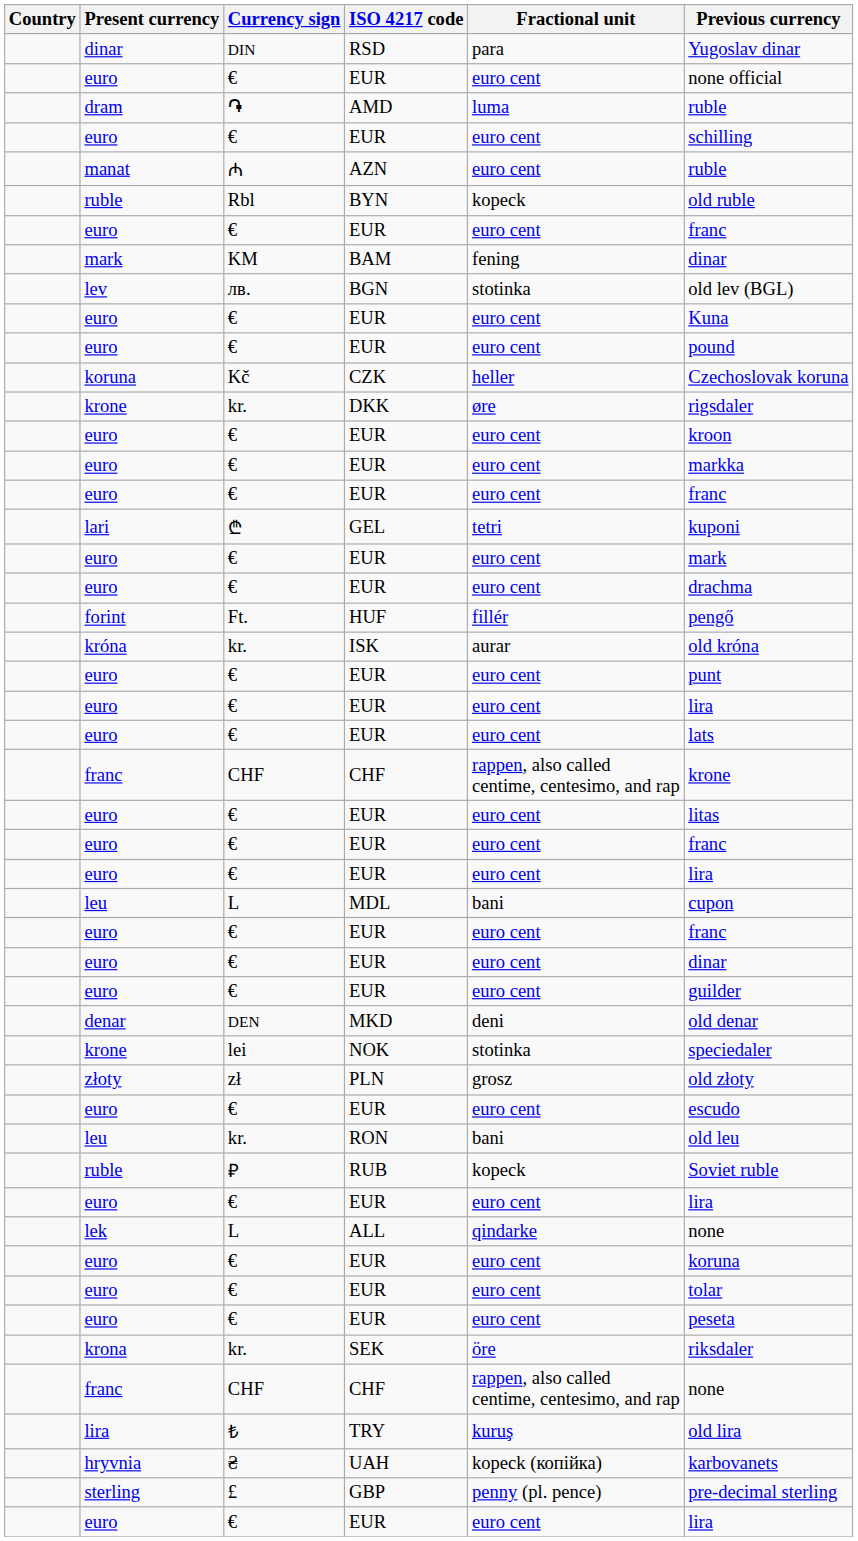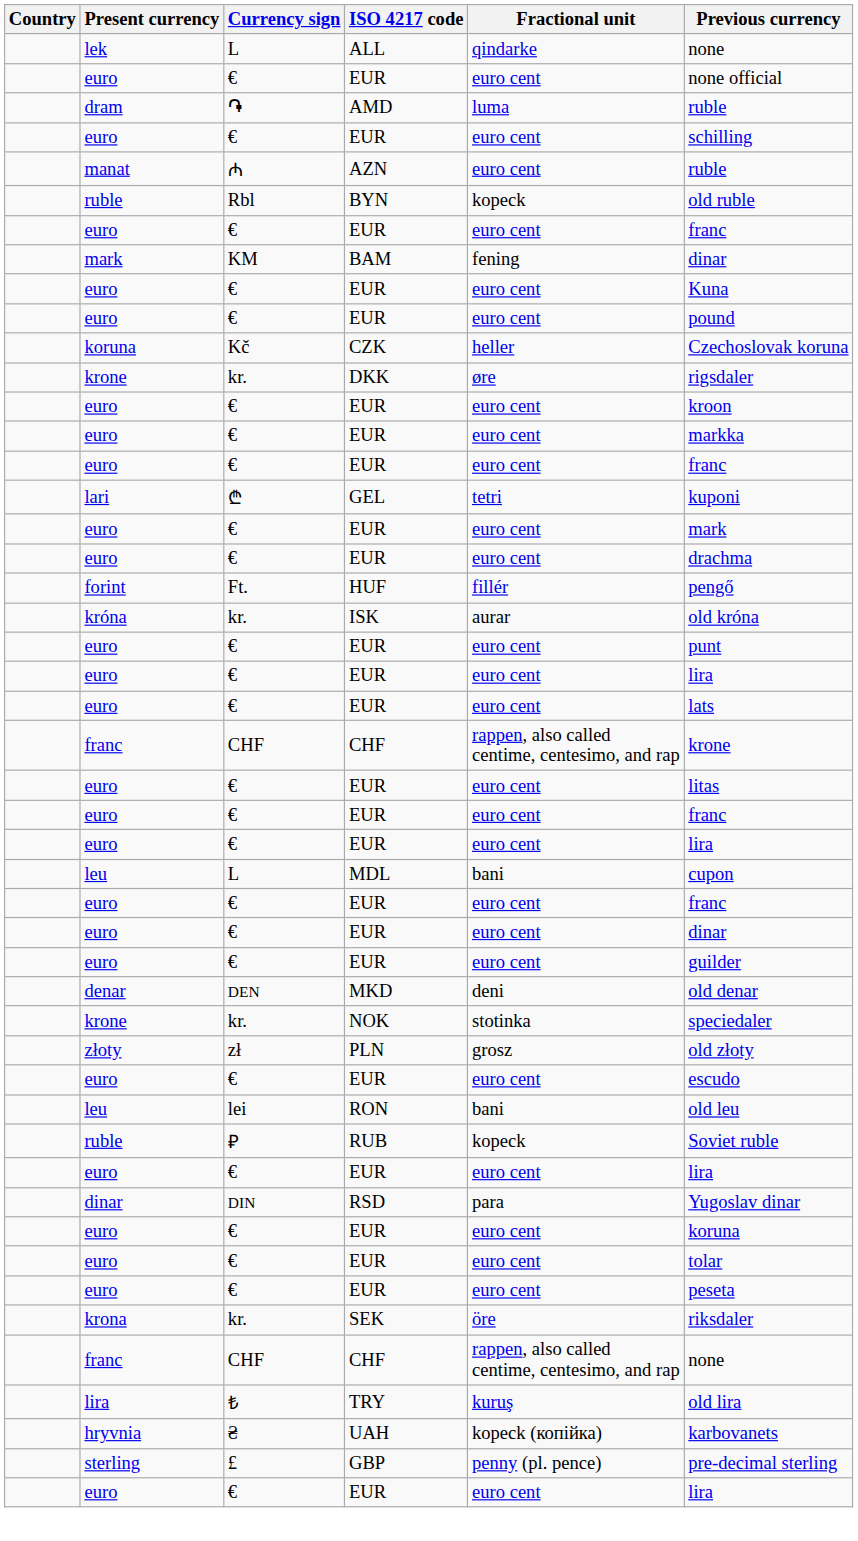rows swapped: (96, 1231) <-> (104, 48)
- row: (96, 288)
(237, 1050) lei -> (237, 1020) kr.
(237, 1138) kr. -> (237, 1109) lei
